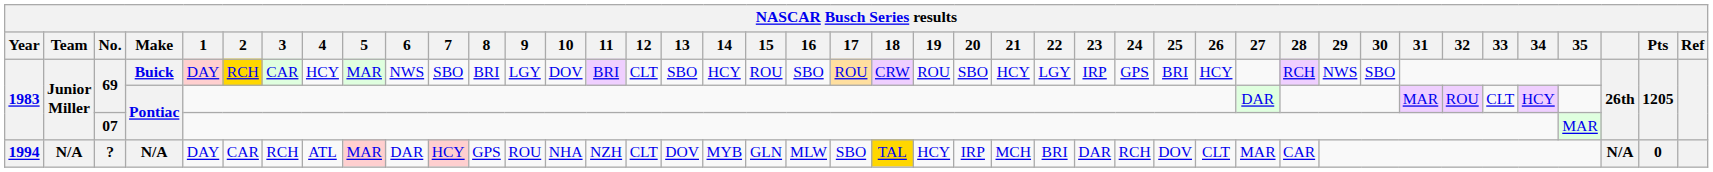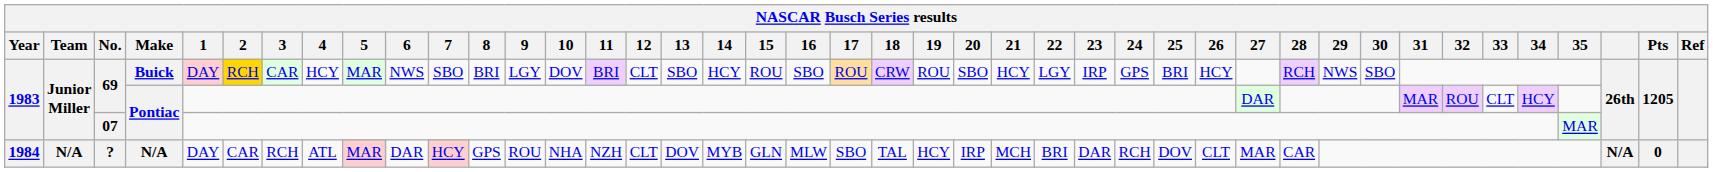(24, 153) 1994 -> (24, 153) 1984
(892, 153) gold background -> (892, 153) no background
